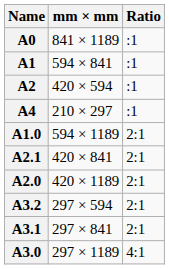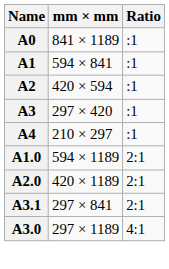+ row: (26, 110)
- row: (26, 157)
- row: (26, 205)
